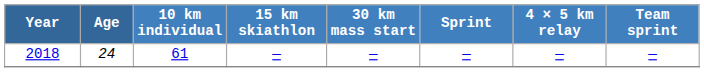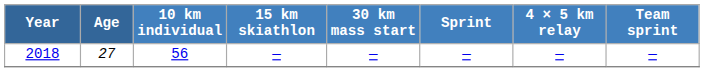(107, 55) 24 -> (107, 55) 27
(180, 55) 61 -> (180, 55) 56
